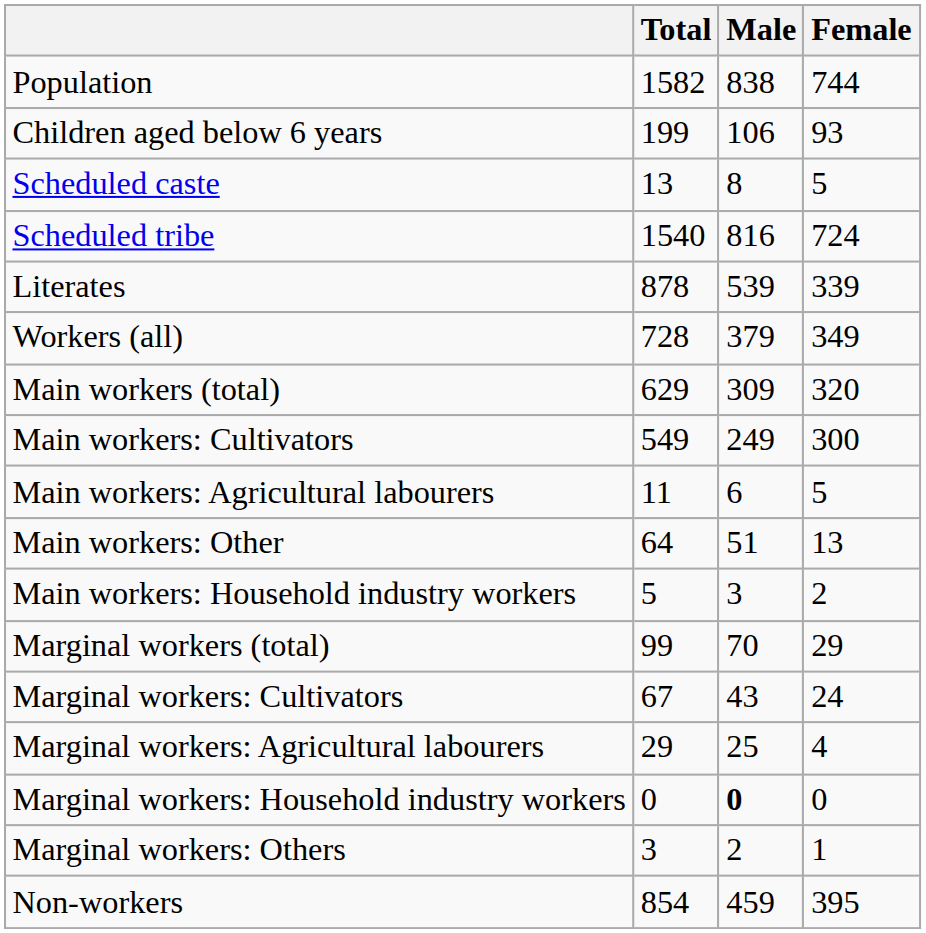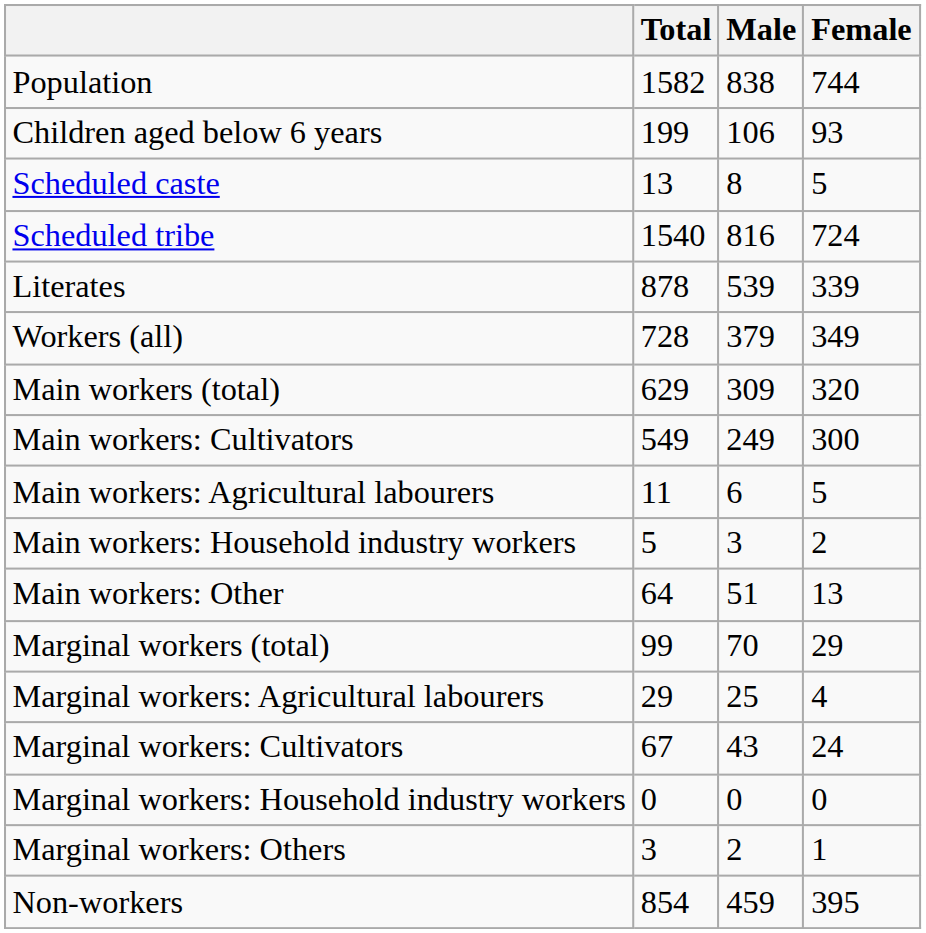rows swapped: (294, 593) <-> (148, 542)
rows swapped: (208, 696) <-> (278, 747)
(734, 798) bold -> (734, 798) normal
